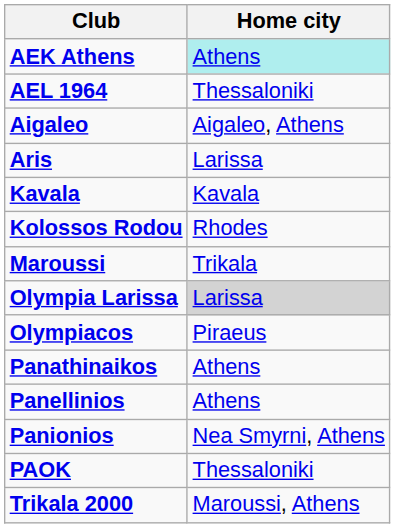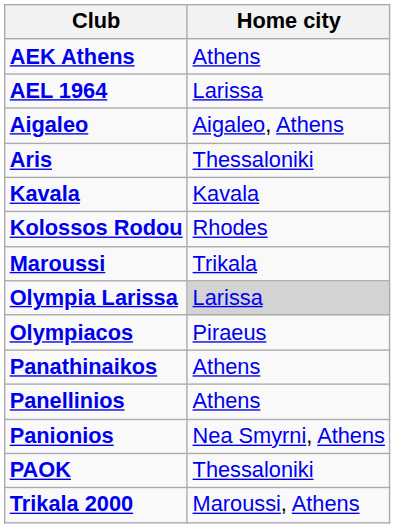(226, 56) paleturquoise background -> (226, 56) no background
(253, 90) Thessaloniki -> (228, 90) Larissa
(228, 159) Larissa -> (253, 159) Thessaloniki
